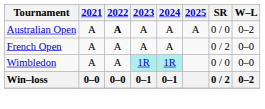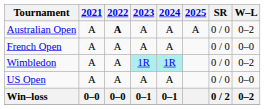(220, 46) 0 / 2 -> (220, 46) 0 / 0
(246, 63) 0–0 -> (246, 63) 0–2
+ row: (26, 79)
